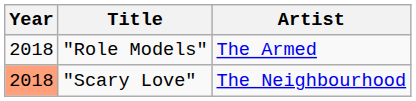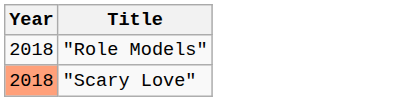- column: (311, 20)
